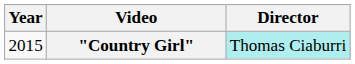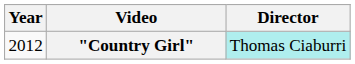(26, 45) 2015 -> (26, 45) 2012
